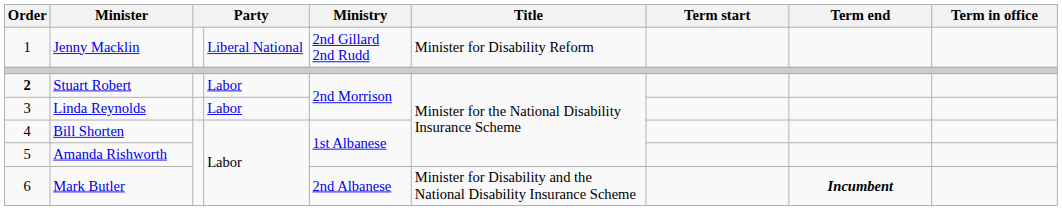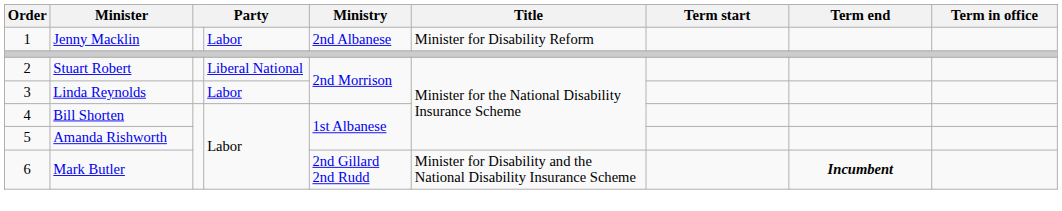(255, 47) Liberal National -> (225, 39) Labor
(346, 47) 2nd Gillard 2nd Rudd -> (352, 39) 2nd Albanese
(27, 85) bold -> (27, 68) normal
(225, 85) Labor -> (255, 68) Liberal National
(352, 185) 2nd Albanese -> (346, 169) 2nd Gillard 2nd Rudd
